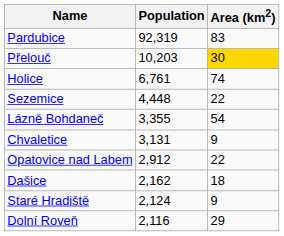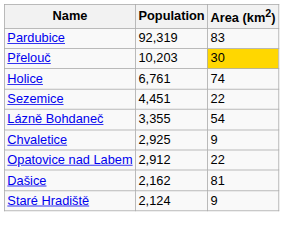(155, 99) 4,448 -> (155, 99) 4,451
(155, 139) 3,131 -> (155, 139) 2,925
(218, 180) 18 -> (218, 180) 81
- row: (43, 221)
